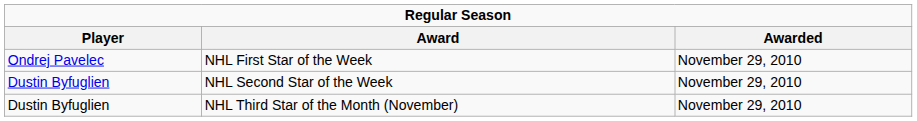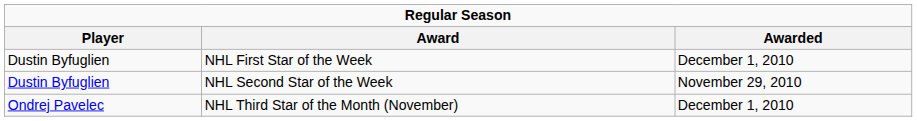(56, 60) Ondrej Pavelec -> (59, 60) Dustin Byfuglien
(740, 60) November 29, 2010 -> (736, 60) December 1, 2010
(59, 104) Dustin Byfuglien -> (56, 104) Ondrej Pavelec
(740, 104) November 29, 2010 -> (736, 104) December 1, 2010
